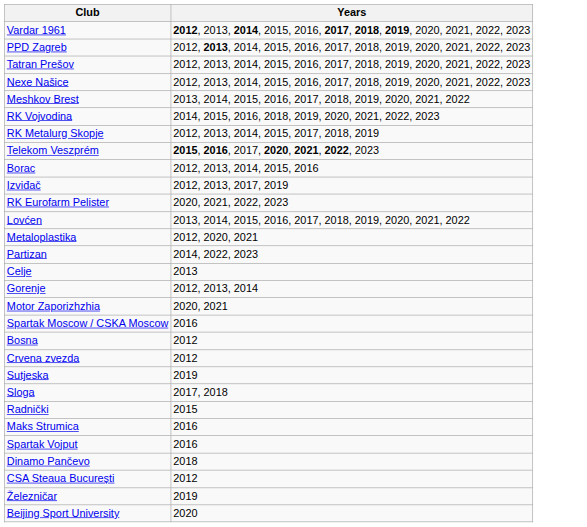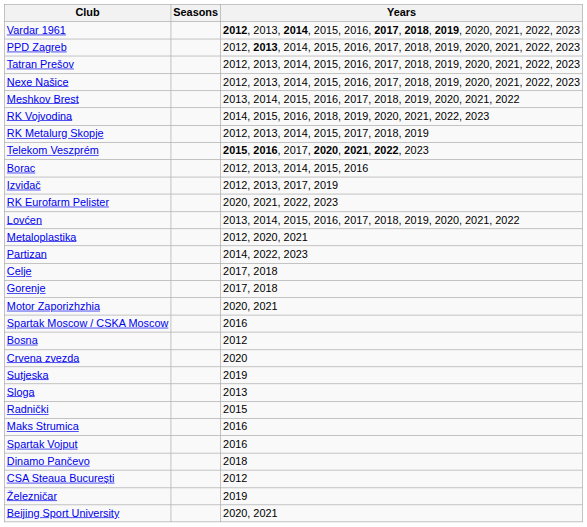+ column: (196, 13)
(185, 271) 2013 -> (250, 271) 2017, 2018
(216, 289) 2012, 2013, 2014 -> (250, 289) 2017, 2018
(185, 358) 2012 -> (235, 358) 2020
(201, 392) 2017, 2018 -> (235, 392) 2013
(185, 513) 2020 -> (250, 513) 2020, 2021
